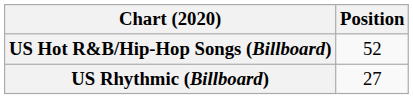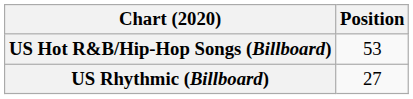(372, 49) 52 -> (372, 49) 53
